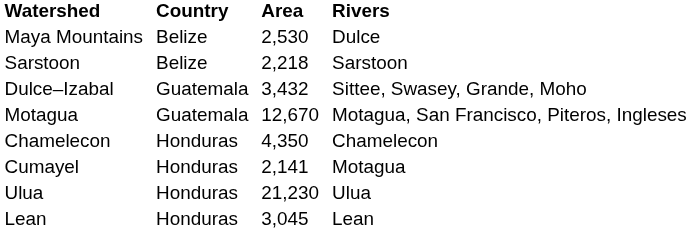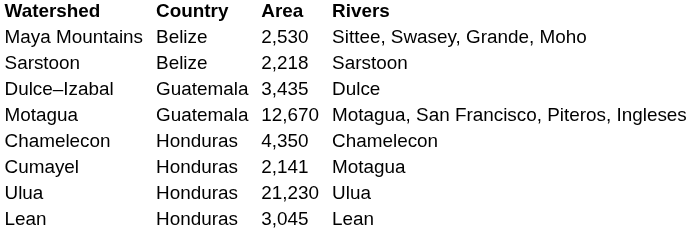(356, 37) Dulce -> (459, 37) Sittee, Swasey, Grande, Moho
(285, 88) 3,432 -> (285, 88) 3,435
(459, 88) Sittee, Swasey, Grande, Moho -> (356, 88) Dulce
